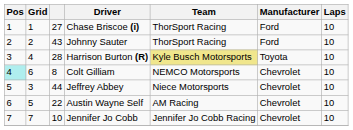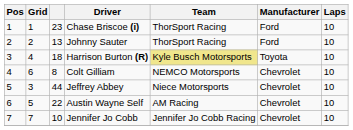(57, 26) 27 -> (57, 26) 23
(57, 42) 43 -> (57, 42) 13
(57, 57) 28 -> (57, 57) 18
(9, 72) paleturquoise background -> (9, 72) no background
